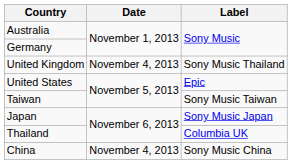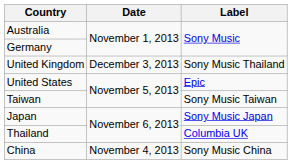(134, 64) November 4, 2013 -> (134, 64) December 3, 2013
